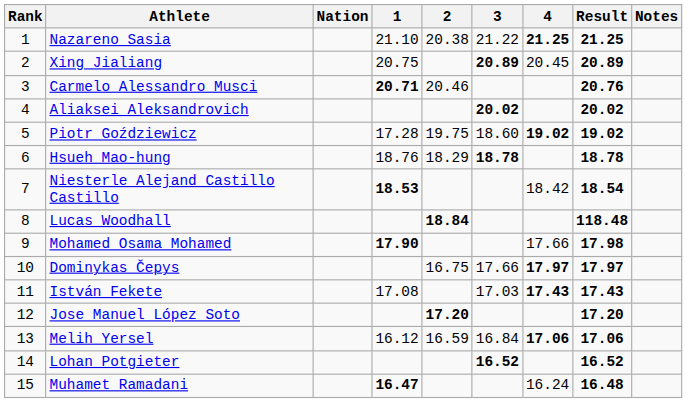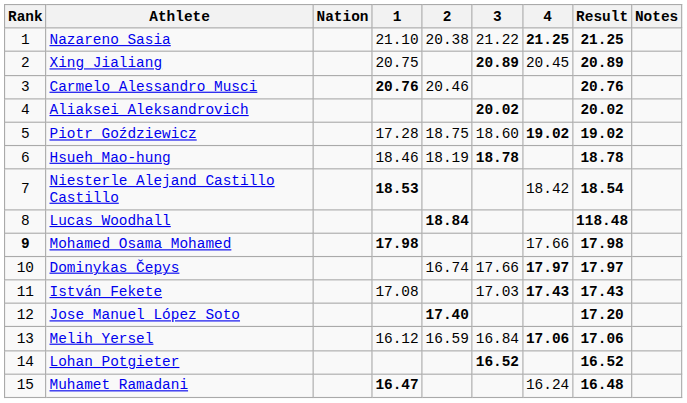(397, 87) 20.71 -> (397, 87) 20.76
(447, 134) 19.75 -> (447, 134) 18.75
(397, 157) 18.76 -> (397, 157) 18.46
(447, 157) 18.29 -> (447, 157) 18.19
(25, 245) normal -> (25, 245) bold
(397, 245) 17.90 -> (397, 245) 17.98
(447, 268) 16.75 -> (447, 268) 16.74
(447, 315) 17.20 -> (447, 315) 17.40
